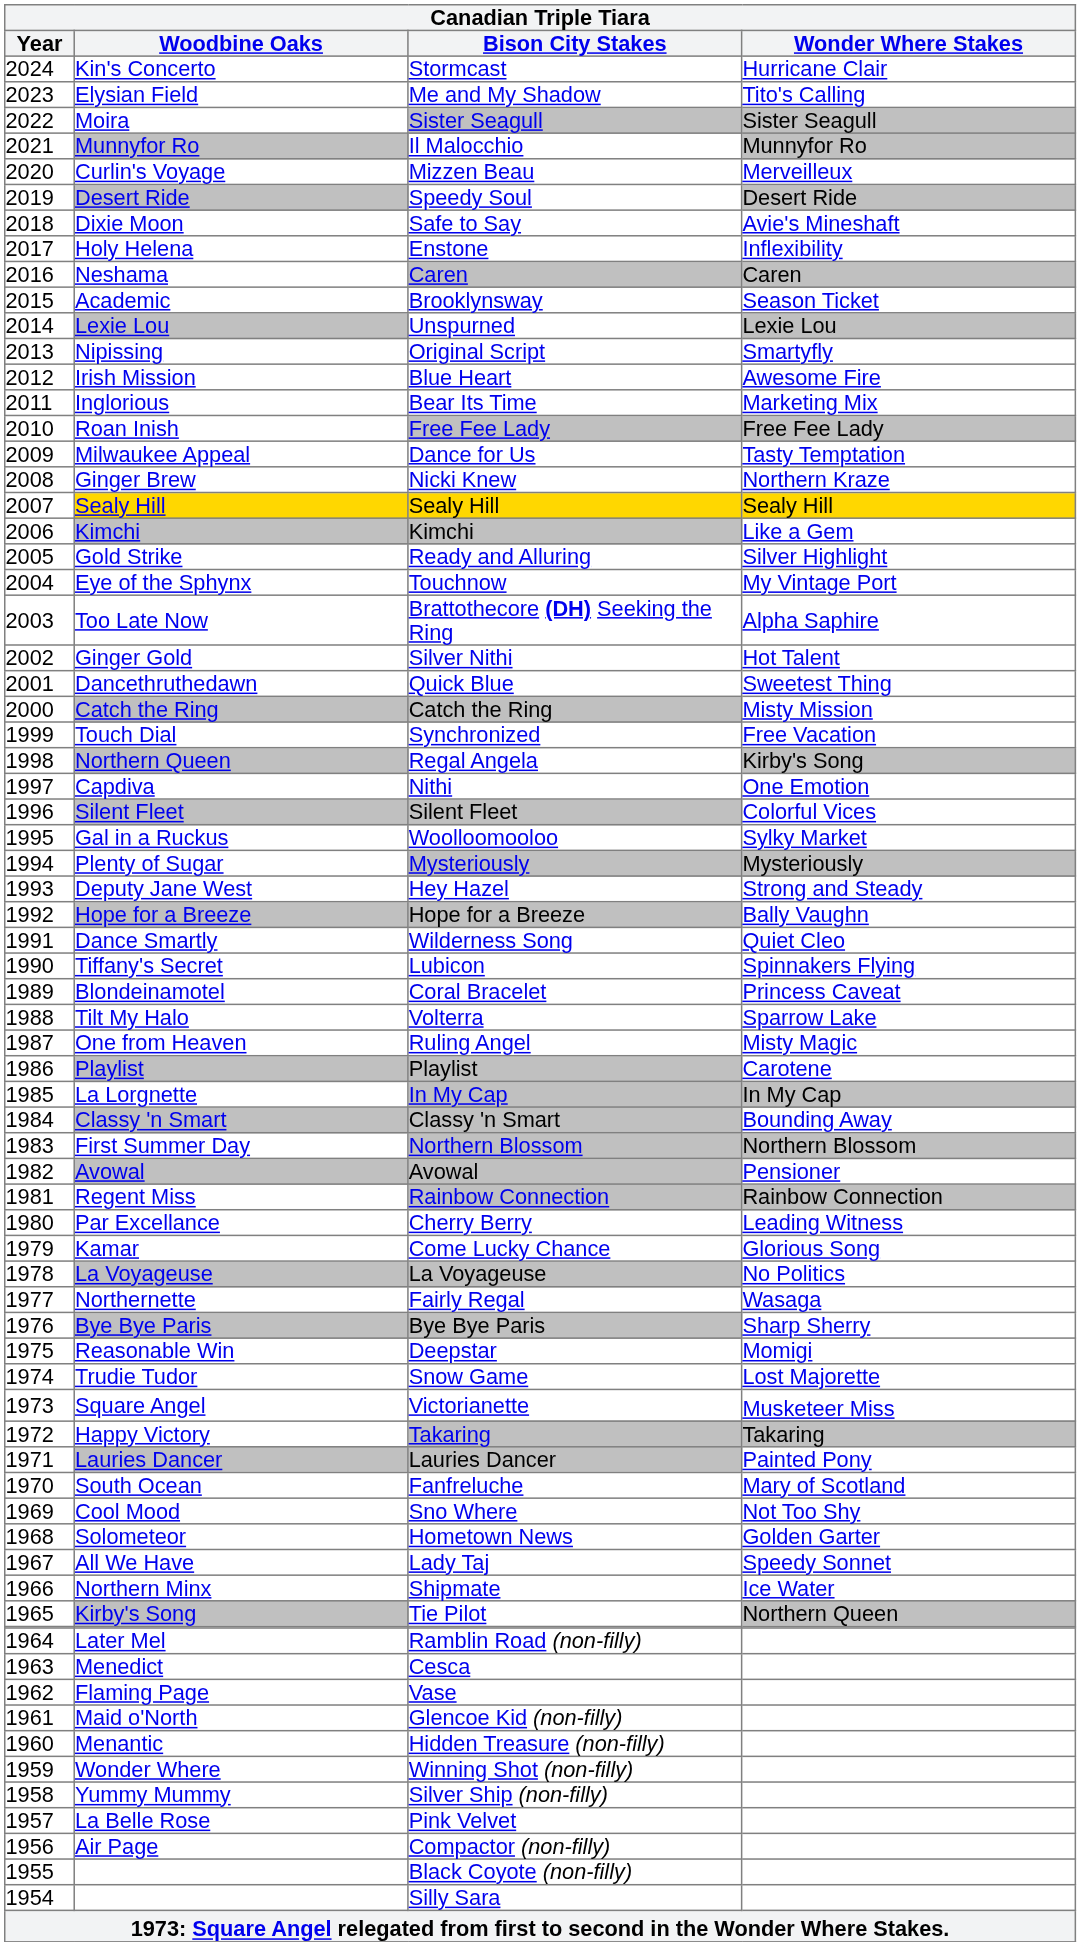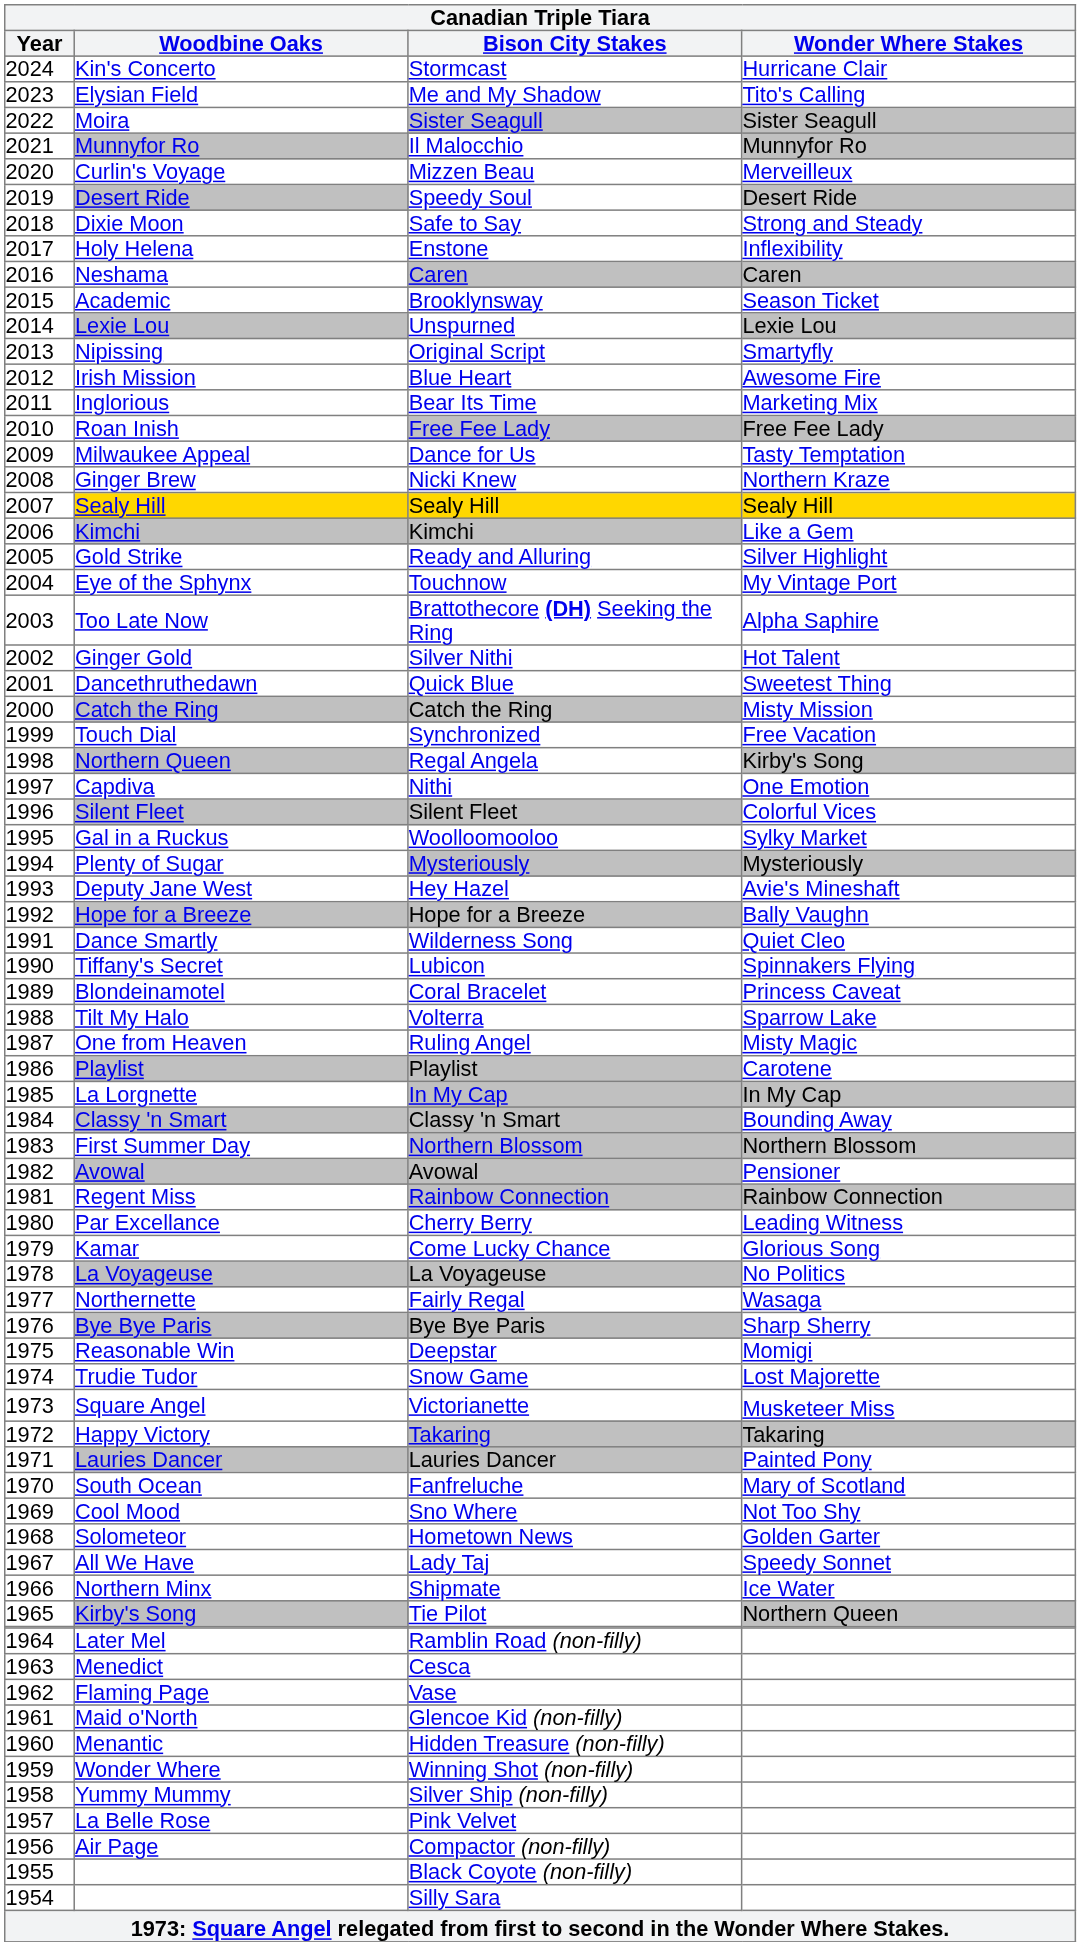(821, 223) Avie's Mineshaft -> (832, 223) Strong and Steady
(832, 889) Strong and Steady -> (821, 889) Avie's Mineshaft
